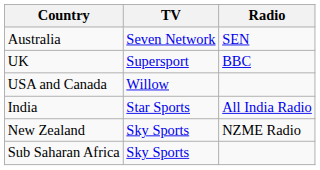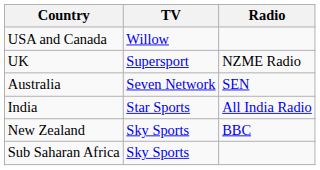rows swapped: (34, 38) <-> (57, 84)
(237, 61) BBC -> (262, 61) NZME Radio
(262, 130) NZME Radio -> (237, 130) BBC
